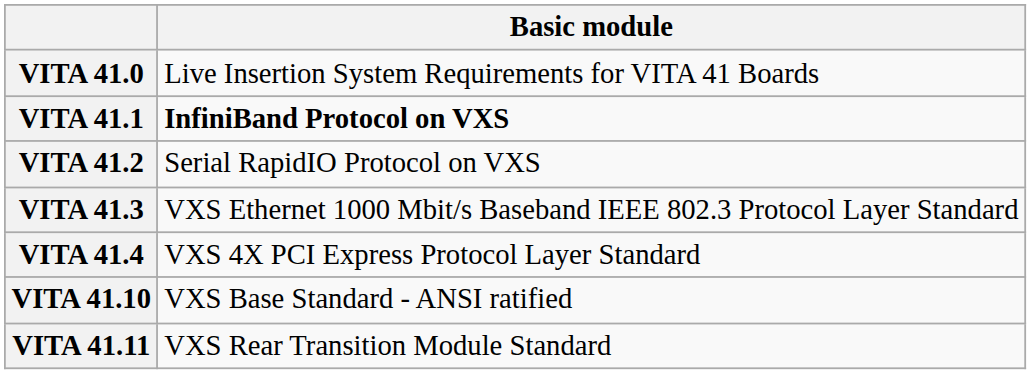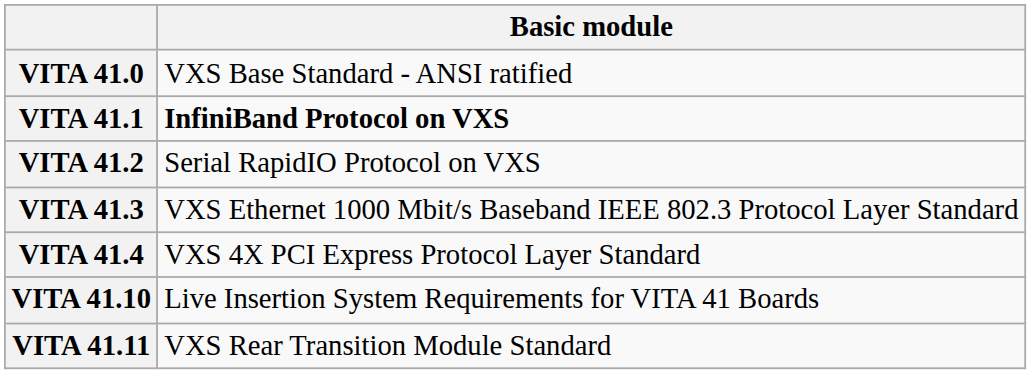(492, 72) Live Insertion System Requirements for VITA 41 Boards -> (368, 72) VXS Base Standard - ANSI ratified
(368, 299) VXS Base Standard - ANSI ratified -> (492, 299) Live Insertion System Requirements for VITA 41 Boards
